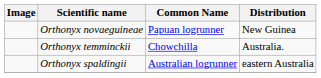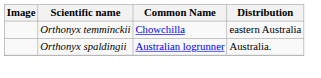- row: (92, 30)
(263, 47) Australia. -> (265, 30) eastern Australia
(278, 64) eastern Australia -> (250, 47) Australia.
